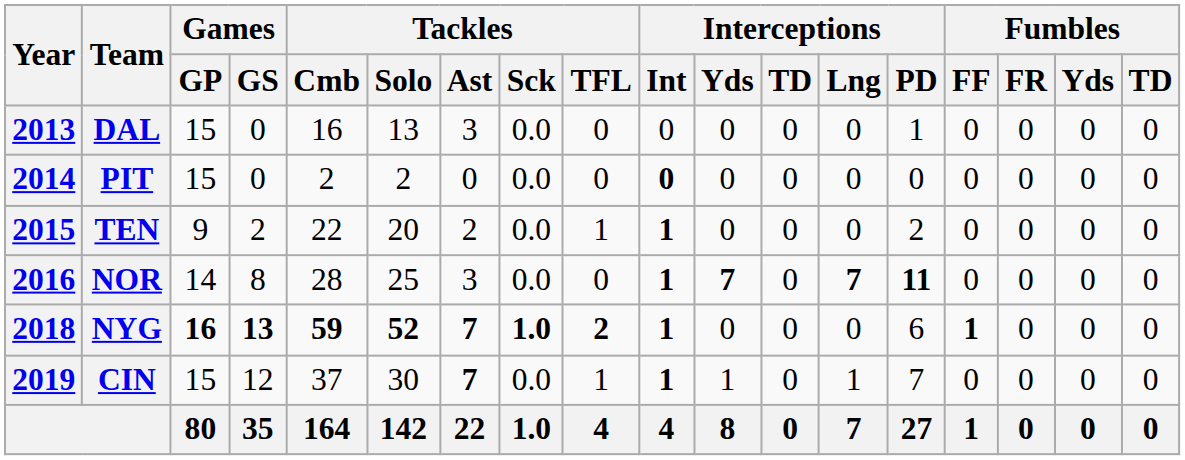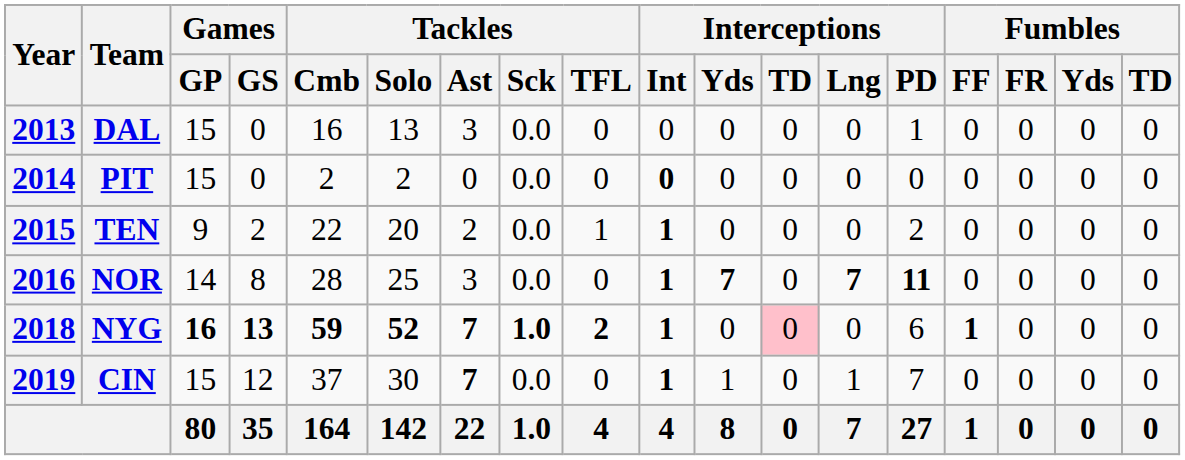(790, 329) no background -> (790, 329) pink background
(601, 379) 1 -> (601, 379) 0
